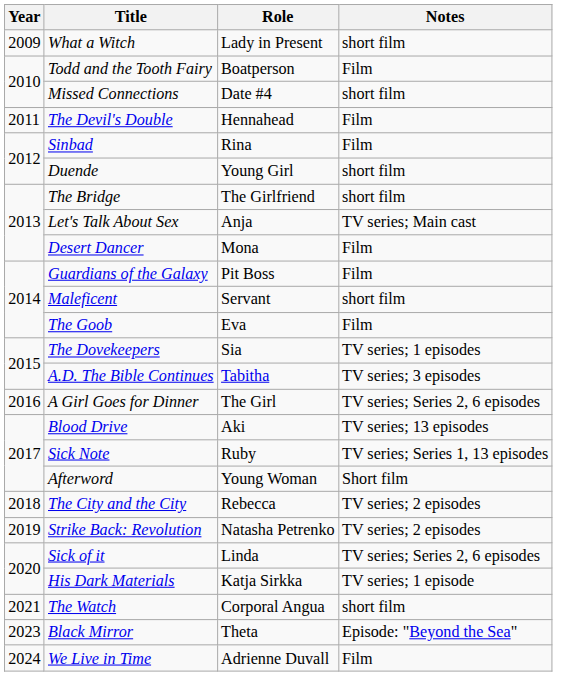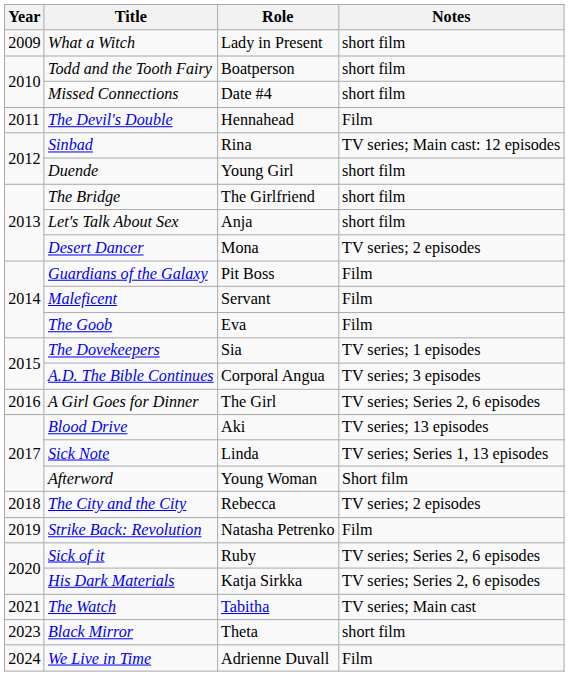(357, 68) Film -> (374, 68) short film
(357, 145) Film -> (451, 145) TV series; Main cast: 12 episodes
(409, 222) TV series; Main cast -> (374, 222) short film
(357, 247) Film -> (411, 247) TV series; 2 episodes
(374, 299) short film -> (357, 299) Film
(245, 376) Tabitha -> (273, 376) Corporal Angua
(239, 453) Ruby -> (240, 453) Linda
(411, 529) TV series; 2 episodes -> (357, 529) Film
(240, 555) Linda -> (239, 555) Ruby
(408, 581) TV series; 1 episode -> (441, 581) TV series; Series 2, 6 episodes
(273, 606) Corporal Angua -> (245, 606) Tabitha
(374, 606) short film -> (409, 606) TV series; Main cast
(430, 632) Episode: "Beyond the Sea" -> (374, 632) short film
